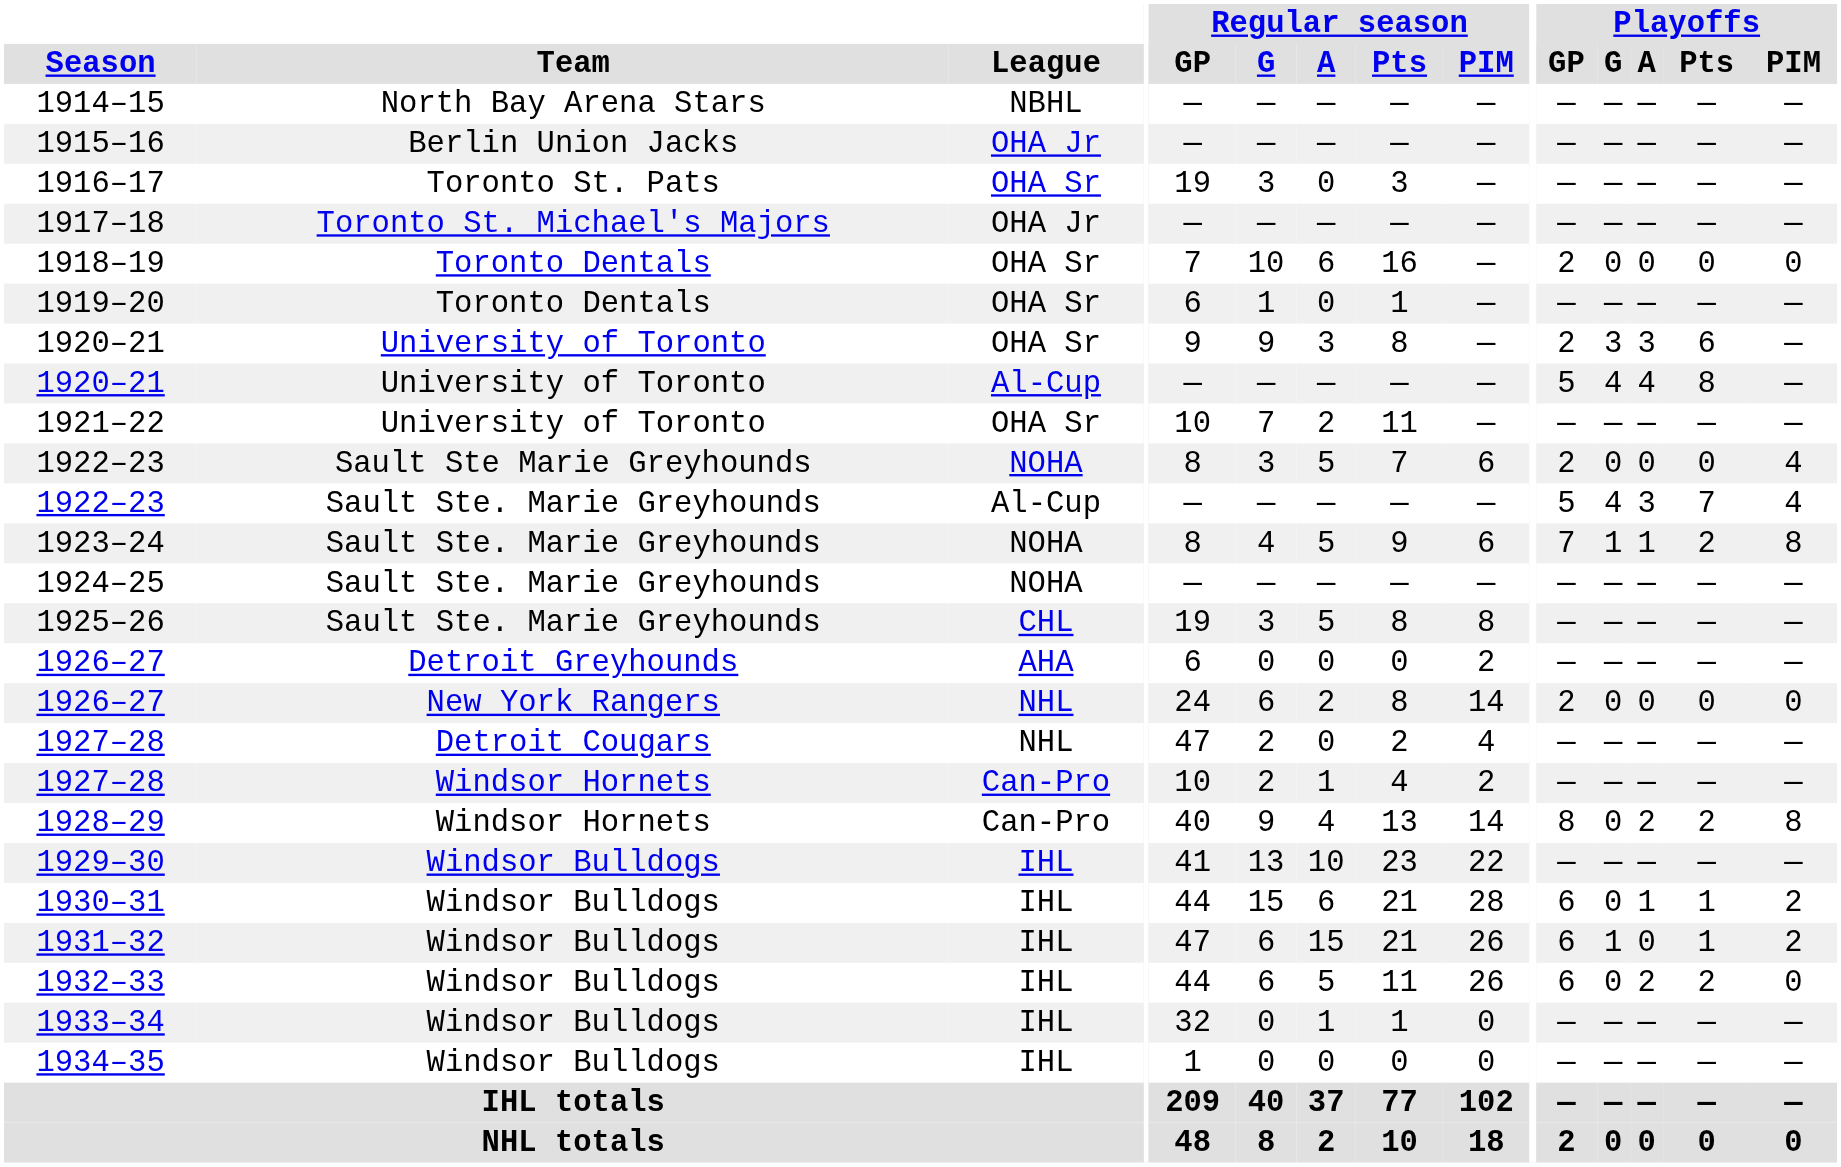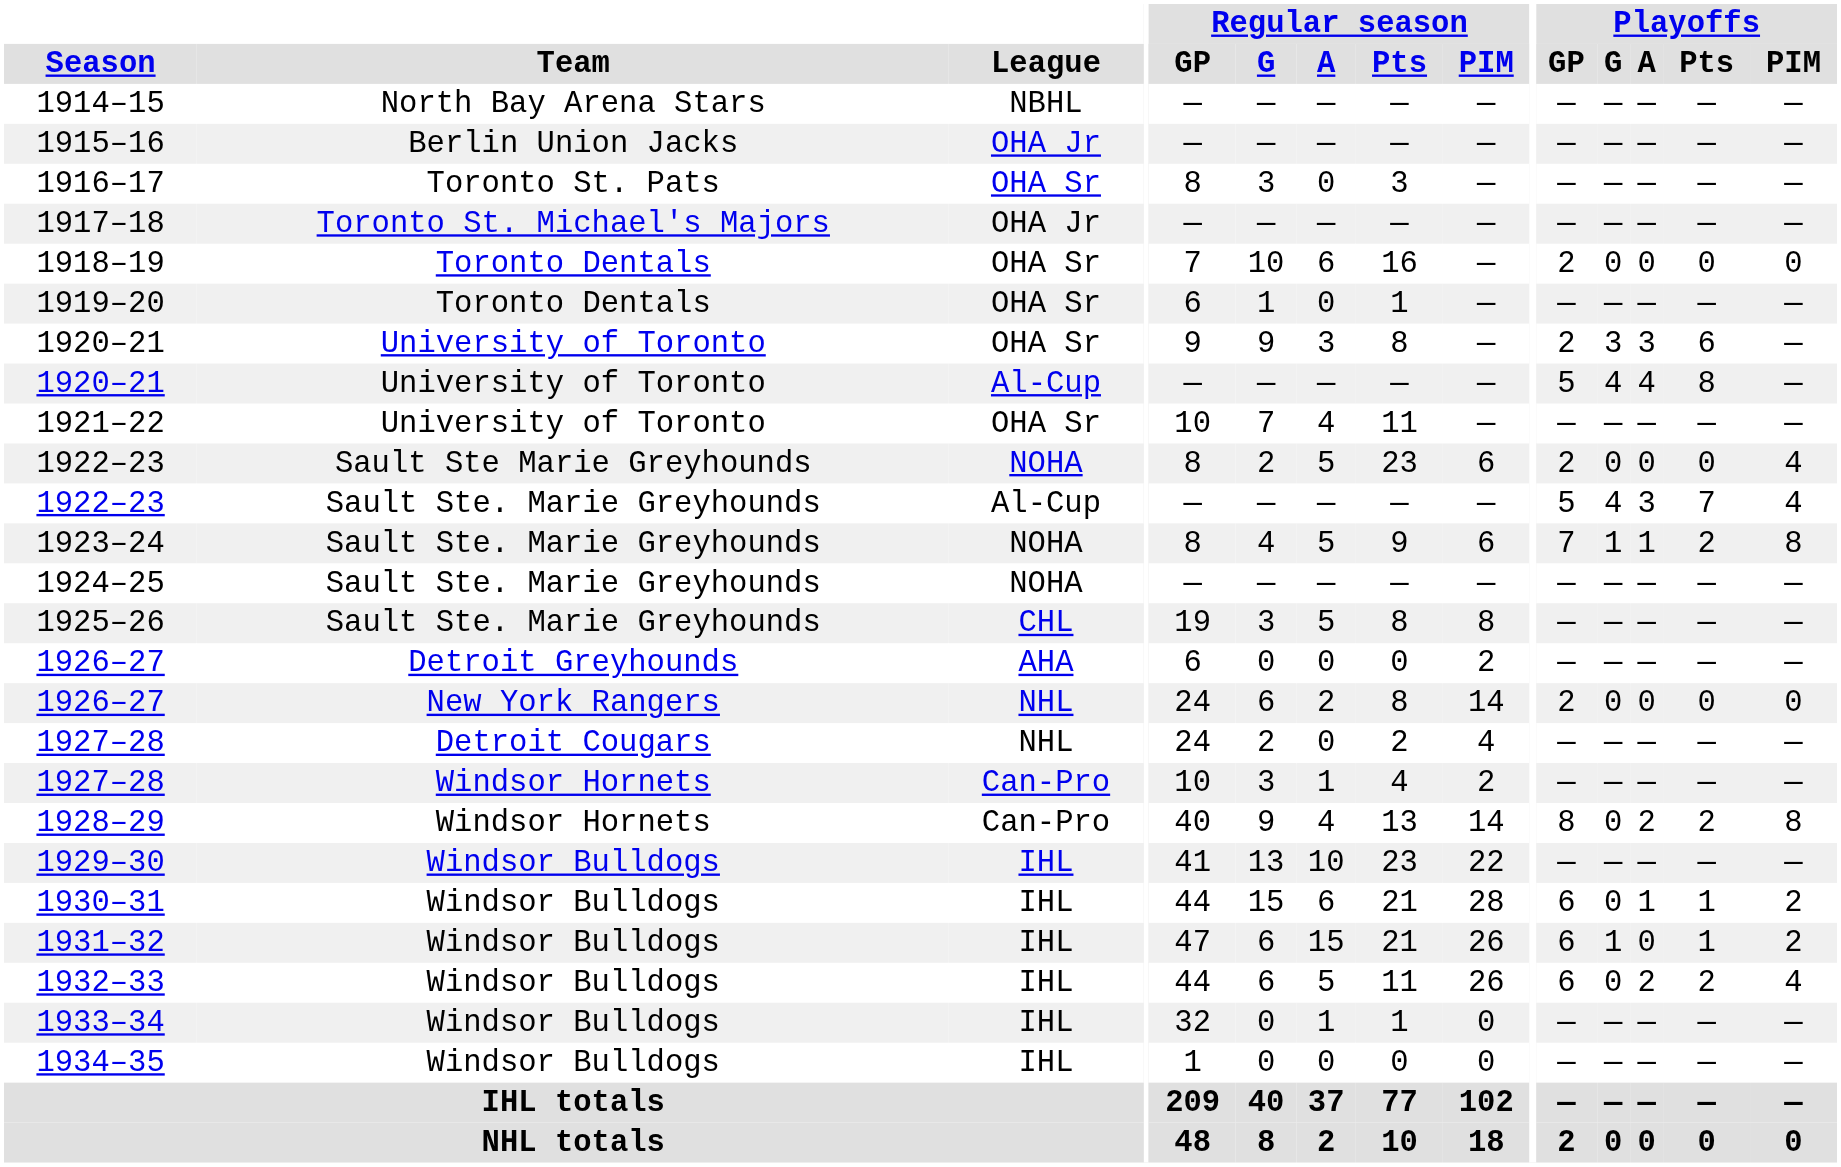(1193, 184) 19 -> (1193, 184) 8
(1326, 423) 2 -> (1326, 423) 4
(1266, 463) 3 -> (1266, 463) 2
(1400, 463) 7 -> (1400, 463) 23
(1193, 743) 47 -> (1193, 743) 24
(1266, 783) 2 -> (1266, 783) 3
(1794, 983) 0 -> (1794, 983) 4
